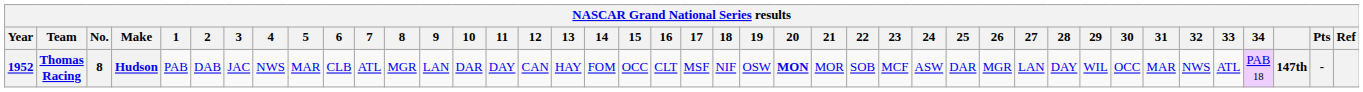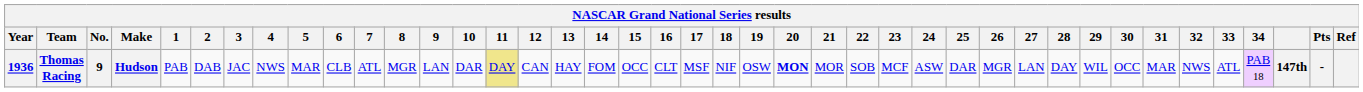(20, 68) 1952 -> (20, 68) 1936
(99, 68) 8 -> (99, 68) 9
(502, 68) no background -> (502, 68) khaki background
